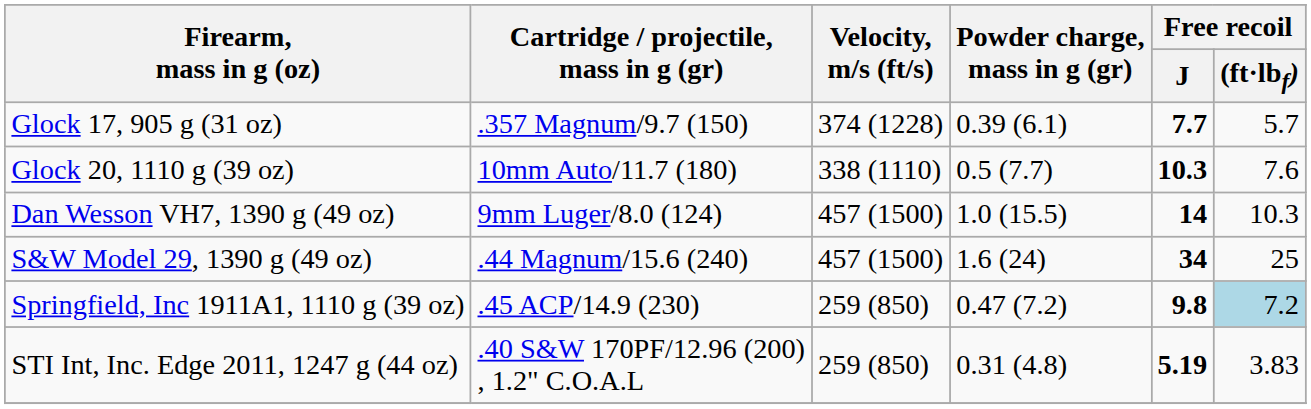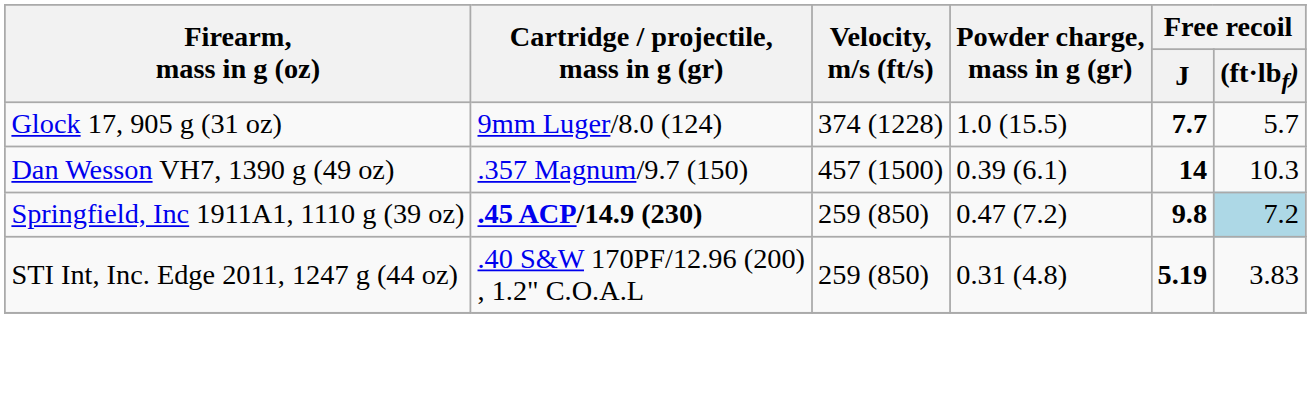(613, 124) .357 Magnum/9.7 (150) -> (600, 124) 9mm Luger/8.0 (124)
(1012, 124) 0.39 (6.1) -> (1012, 124) 1.0 (15.5)
- row: (153, 169)
(600, 214) 9mm Luger/8.0 (124) -> (613, 169) .357 Magnum/9.7 (150)
(1012, 214) 1.0 (15.5) -> (1012, 169) 0.39 (6.1)
- row: (192, 258)
(588, 303) normal -> (590, 214) bold
